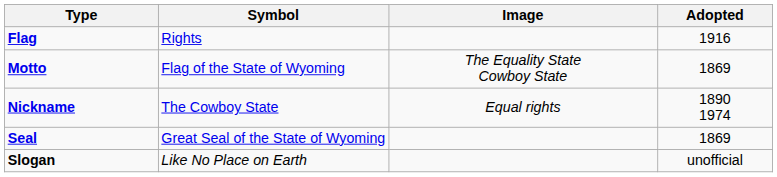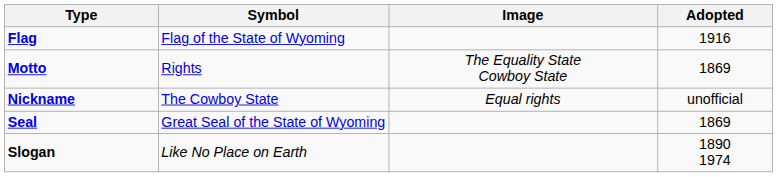(182, 38) Rights -> (253, 38) Flag of the State of Wyoming
(253, 68) Flag of the State of Wyoming -> (182, 68) Rights
(715, 107) 1890 1974 -> (715, 99) unofficial
(715, 160) unofficial -> (715, 152) 1890 1974
